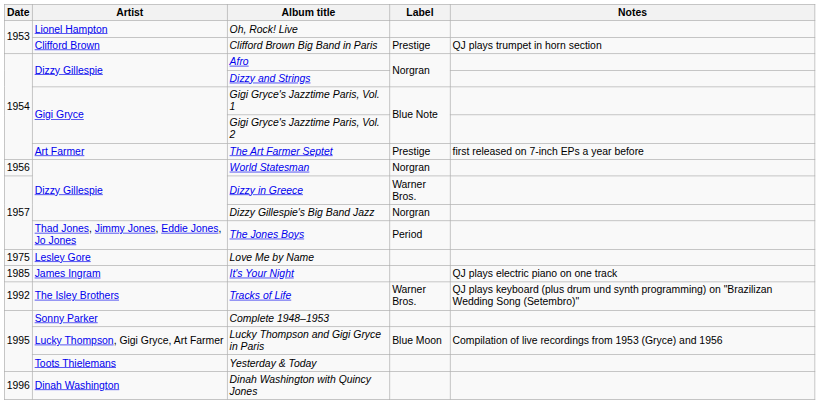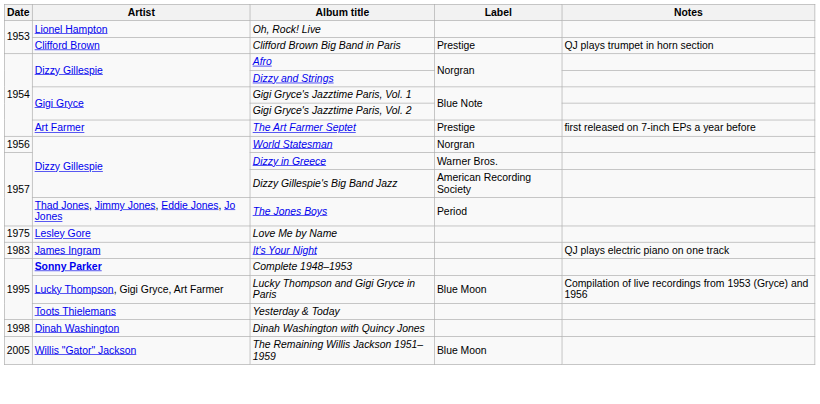(411, 212) Norgran -> (484, 183) American Recording Society
(18, 273) 1985 -> (18, 250) 1983
- row: (260, 296)
(66, 318) normal -> (68, 267) bold
(18, 385) 1996 -> (18, 328) 1998
+ row: (338, 350)
